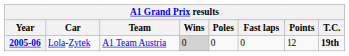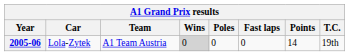(292, 43) 12 -> (292, 43) 14
(330, 43) bold -> (330, 43) normal
